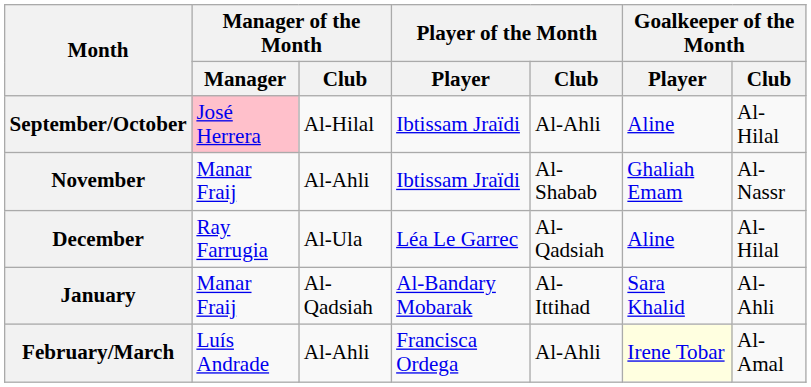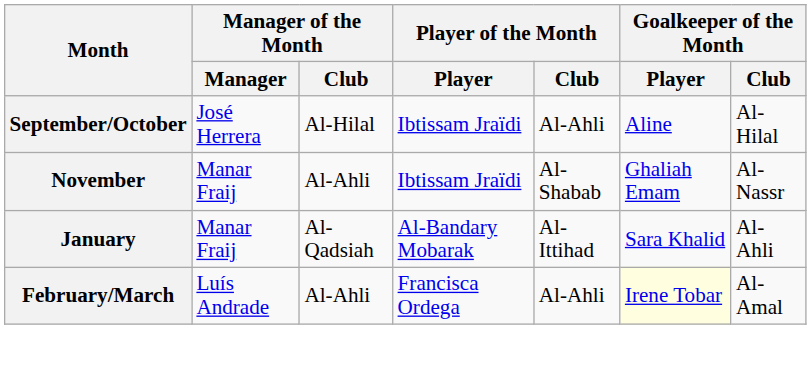(229, 123) pink background -> (229, 123) no background
- row: (98, 238)
